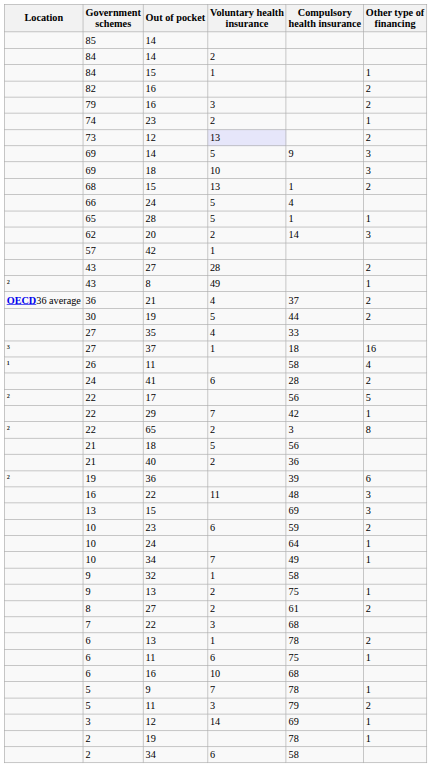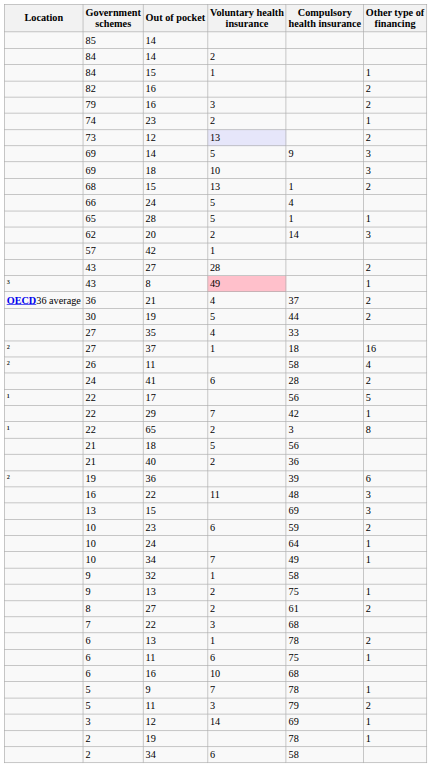(8, 283) ² -> (8, 283) ³
(215, 283) no background -> (215, 283) pink background
(8, 348) ³ -> (8, 348) ²
(8, 365) ¹ -> (8, 365) ²
(8, 397) ² -> (8, 397) ¹
(8, 430) ² -> (8, 430) ¹
